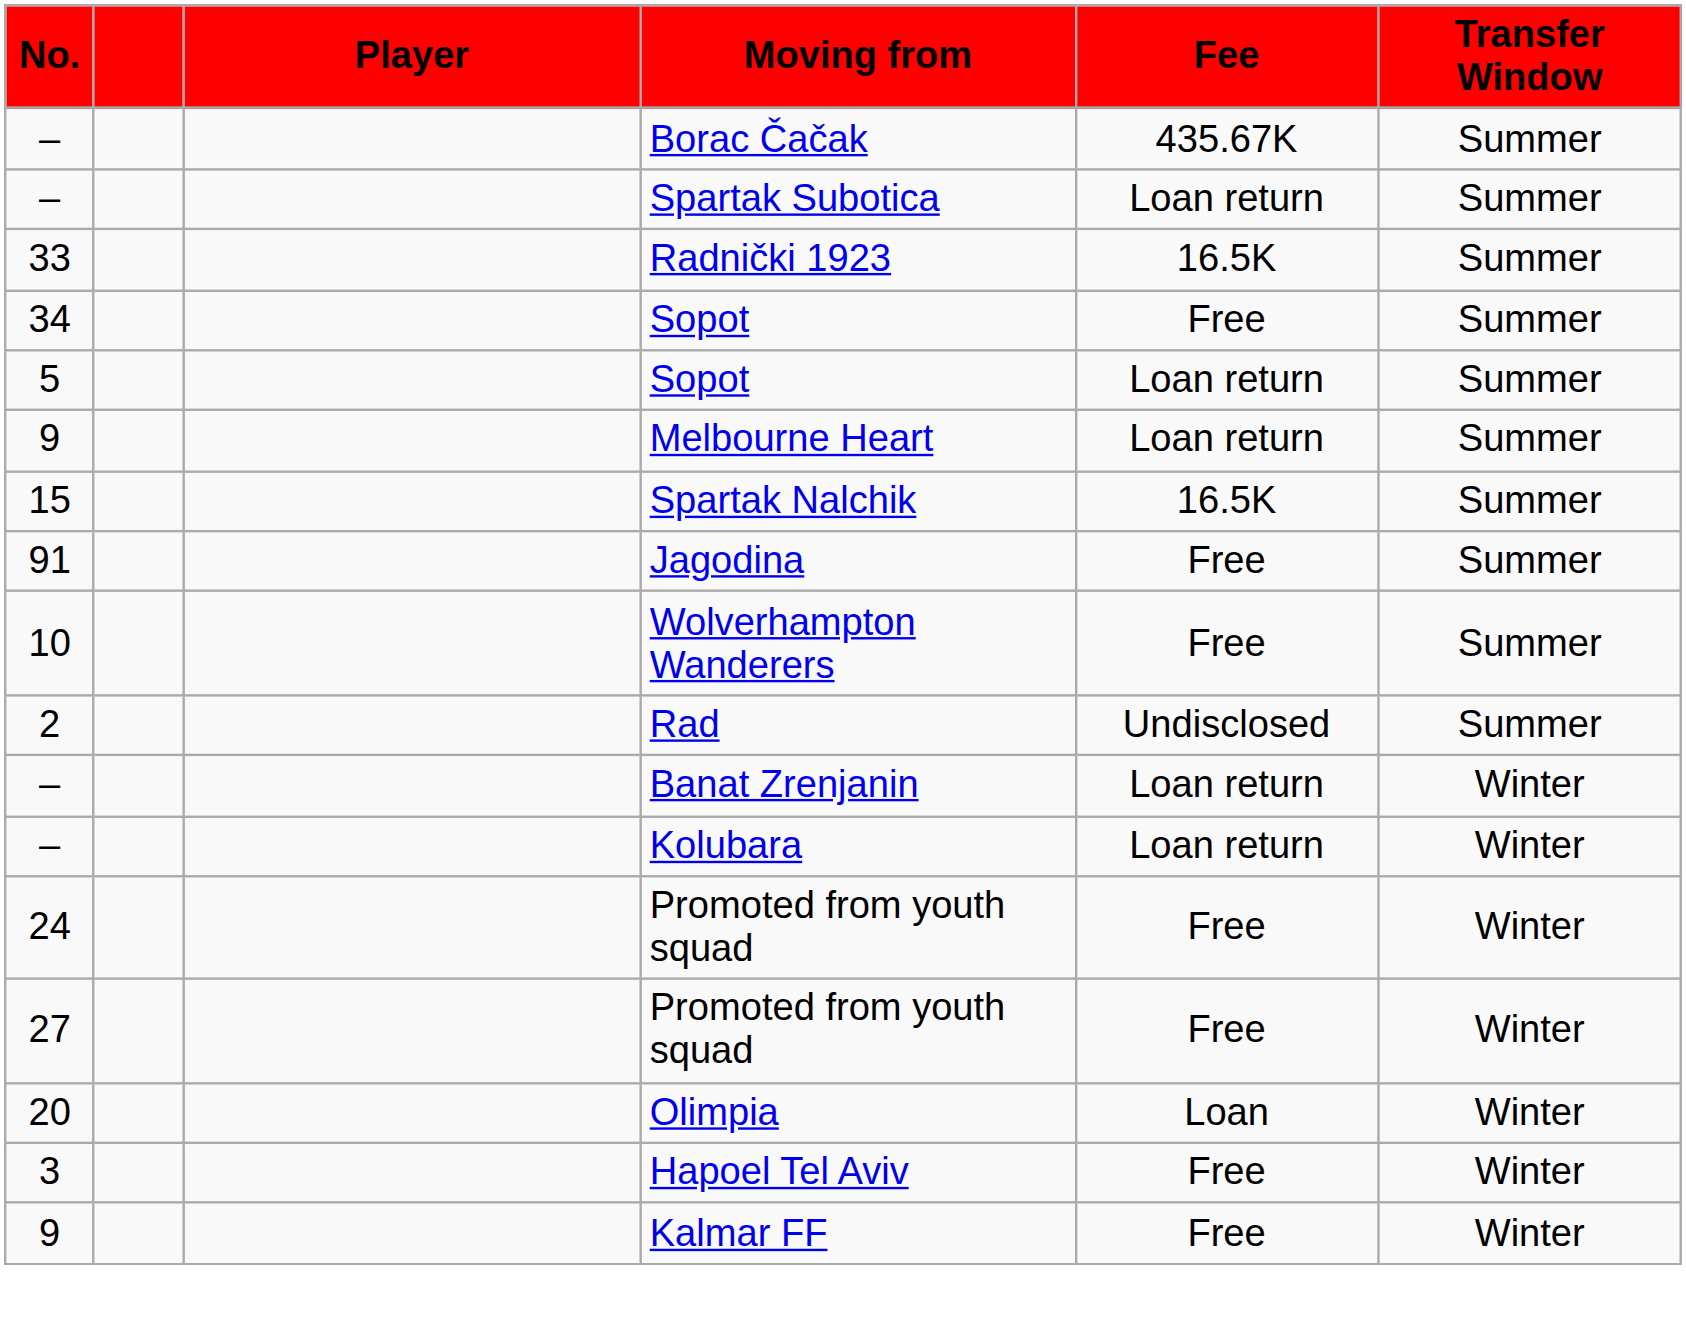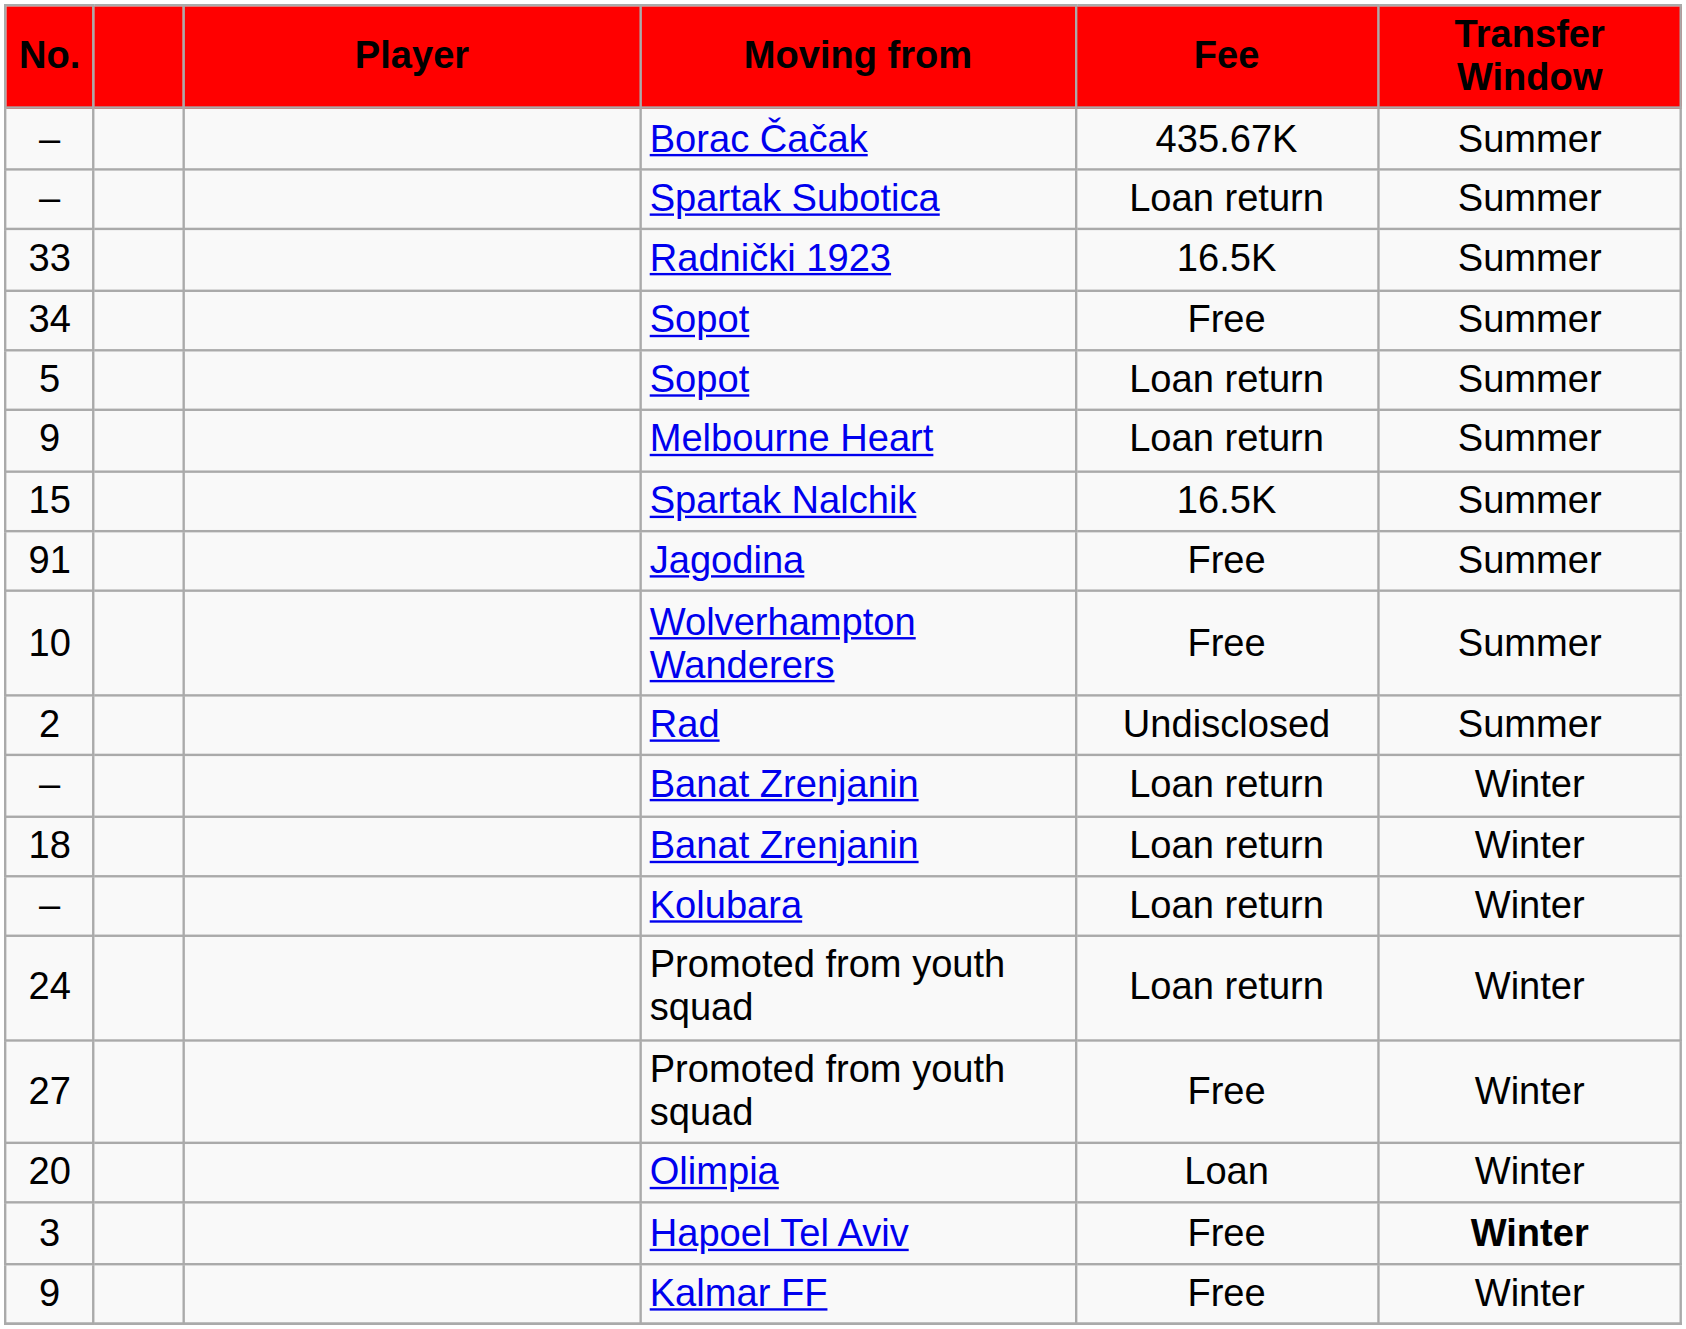+ row: (50, 845)
(1227, 926) Free -> (1227, 987) Loan return
(1530, 1172) normal -> (1530, 1232) bold
